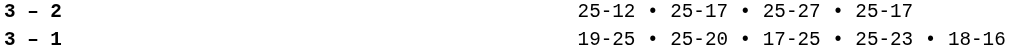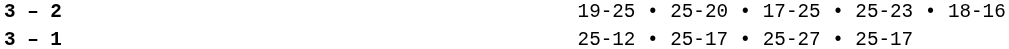(745, 12) 25-12 • 25-17 • 25-27 • 25-17 -> (792, 12) 19-25 • 25-20 • 17-25 • 25-23 • 18-16
(792, 40) 19-25 • 25-20 • 17-25 • 25-23 • 18-16 -> (745, 40) 25-12 • 25-17 • 25-27 • 25-17
